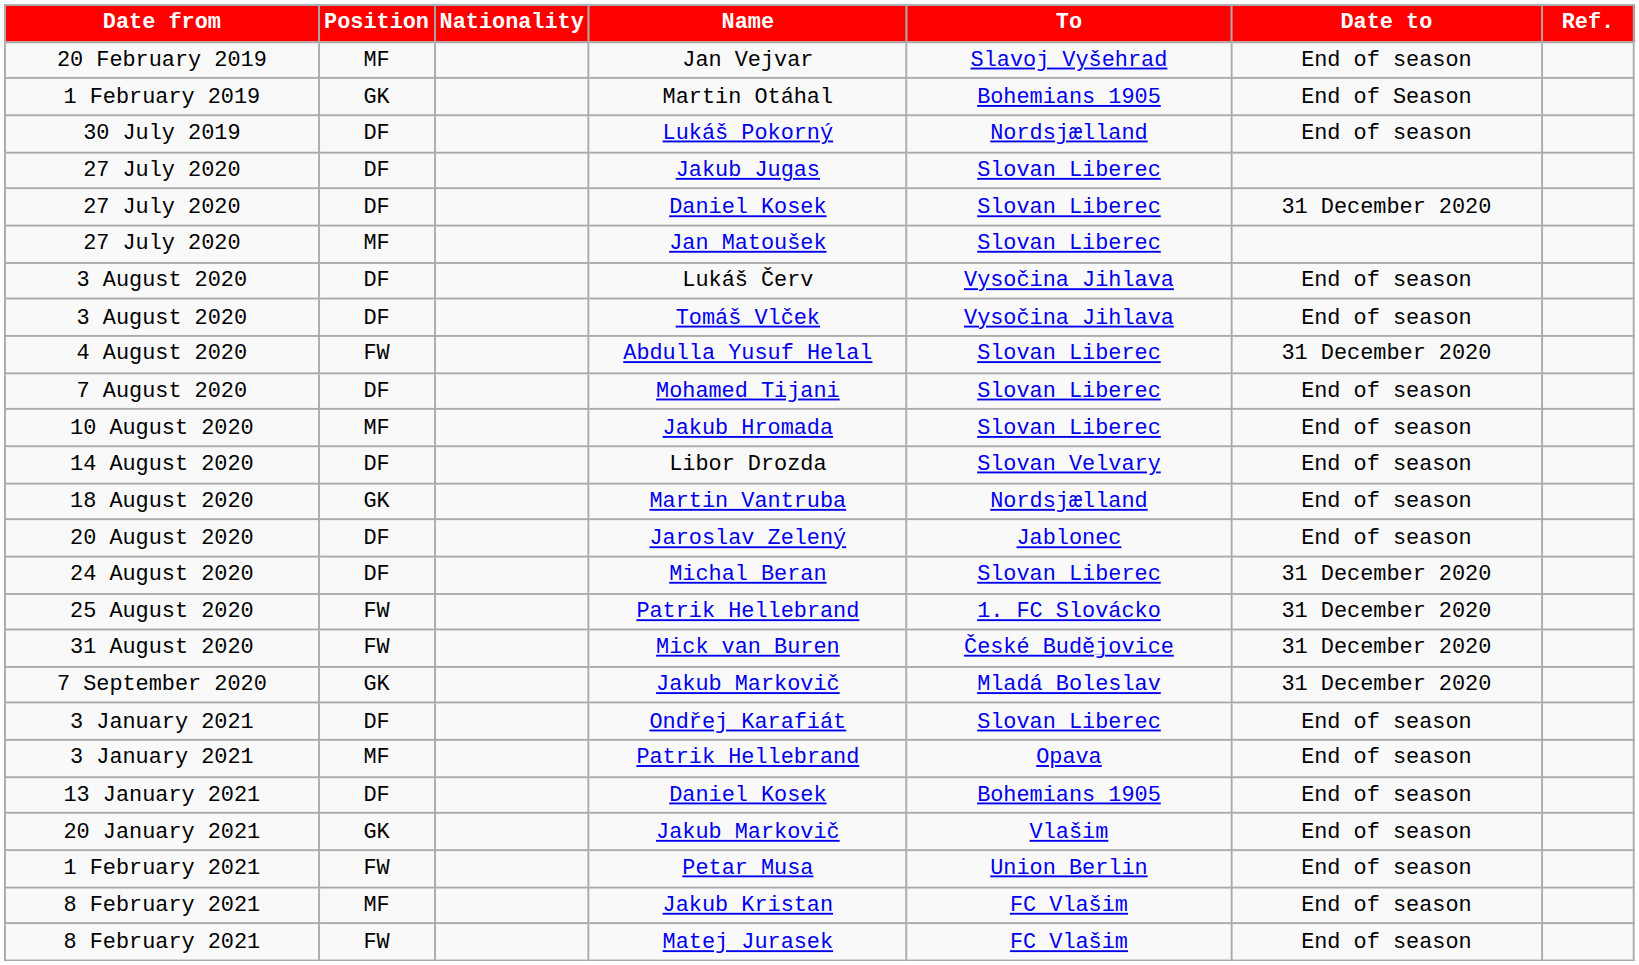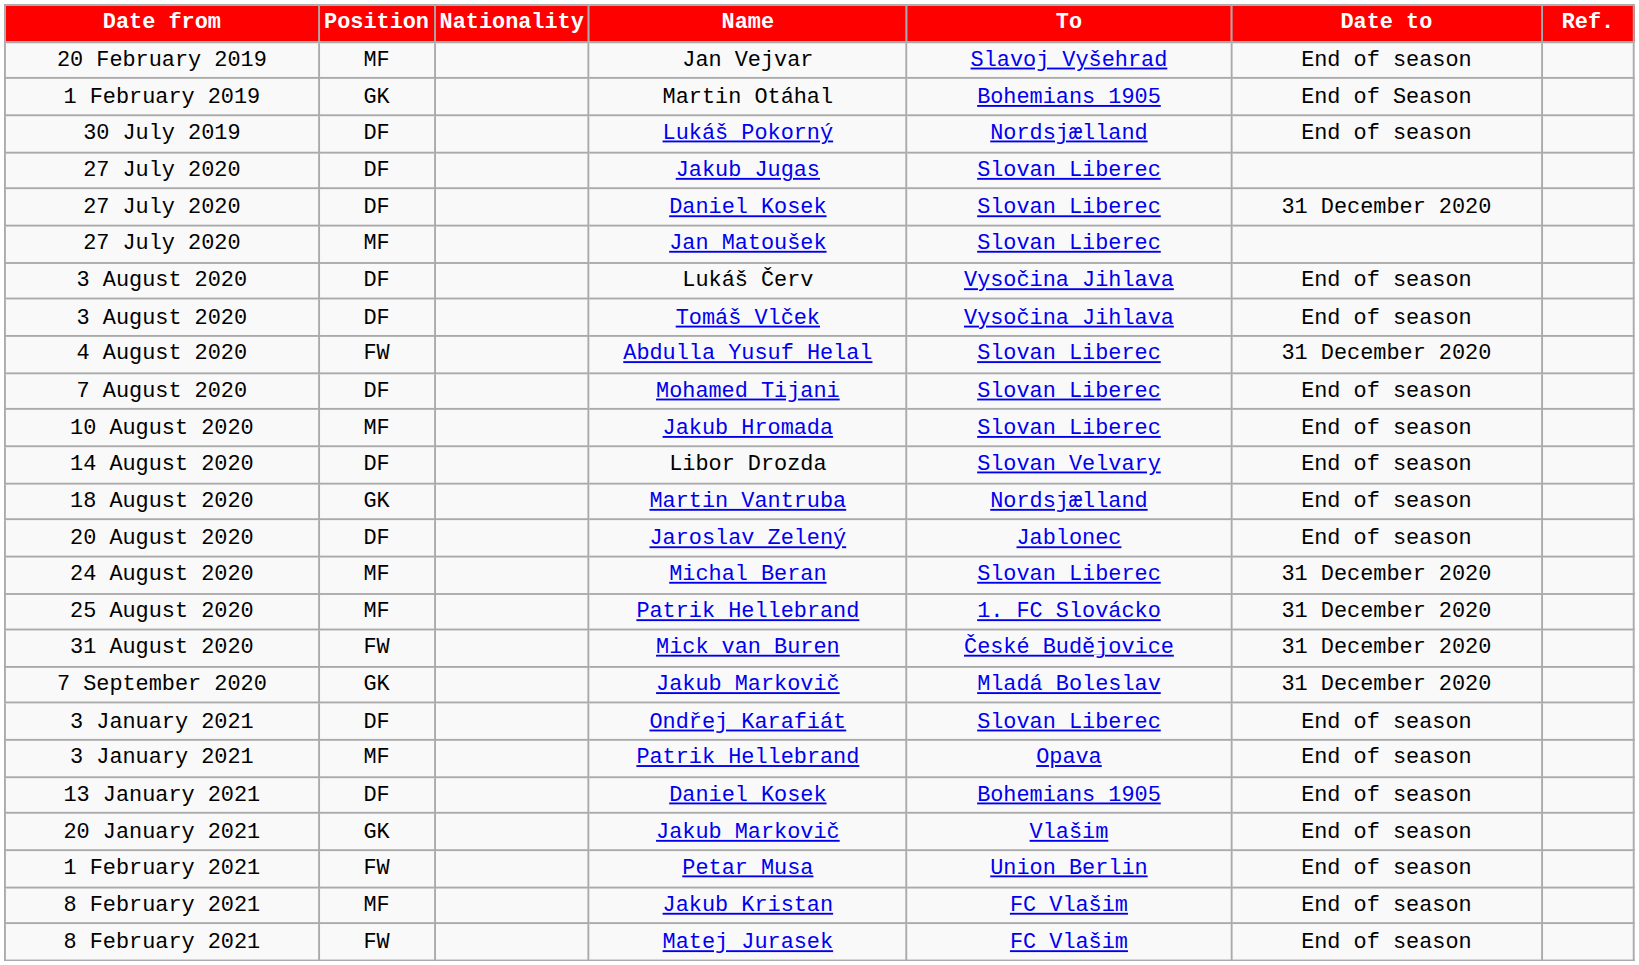(377, 574) DF -> (377, 574) MF
(377, 611) FW -> (377, 611) MF
